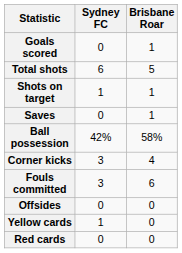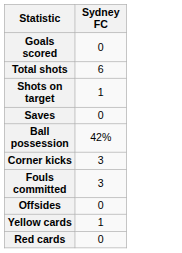- column: (152, 18)
